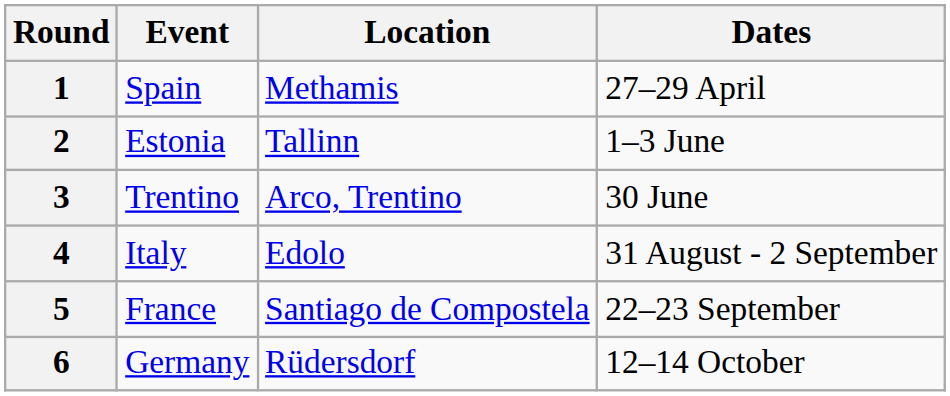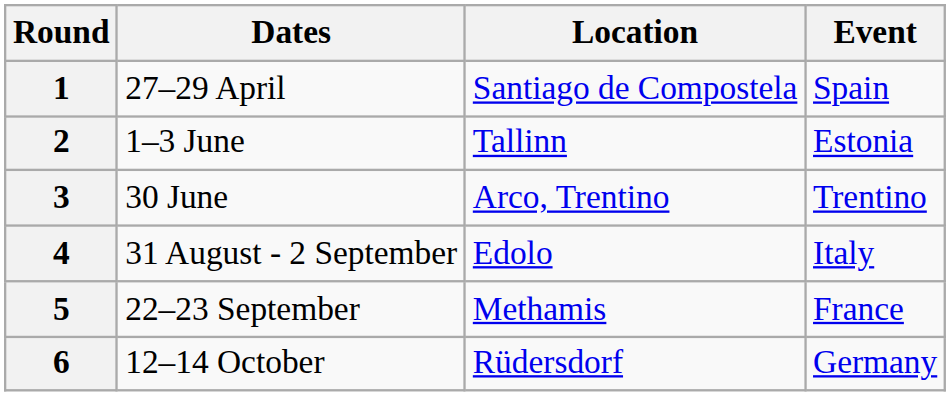columns swapped: (187, 32) <-> (771, 32)
(332, 87) Methamis -> (635, 87) Santiago de Compostela
(427, 307) Santiago de Compostela -> (540, 307) Methamis
